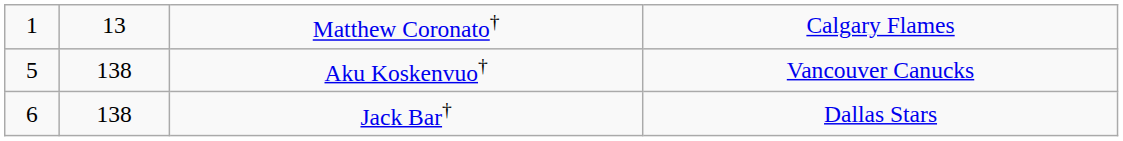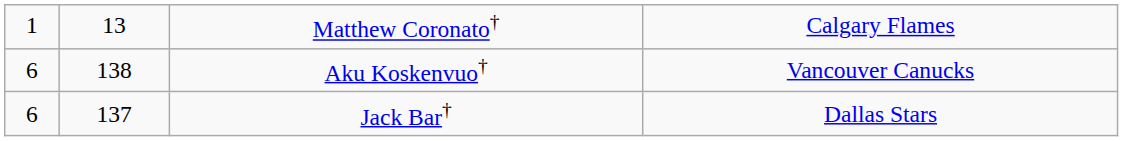(32, 69) 5 -> (32, 69) 6
(114, 113) 138 -> (114, 113) 137
